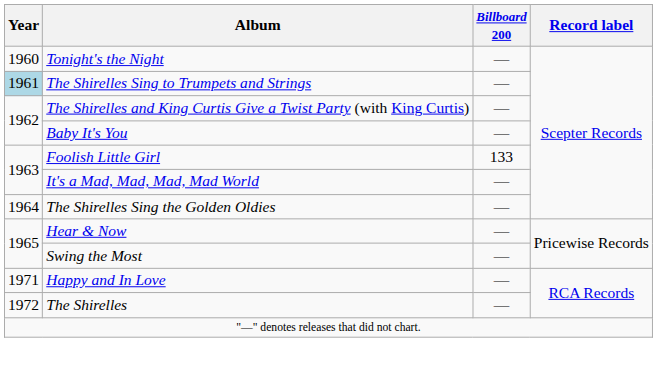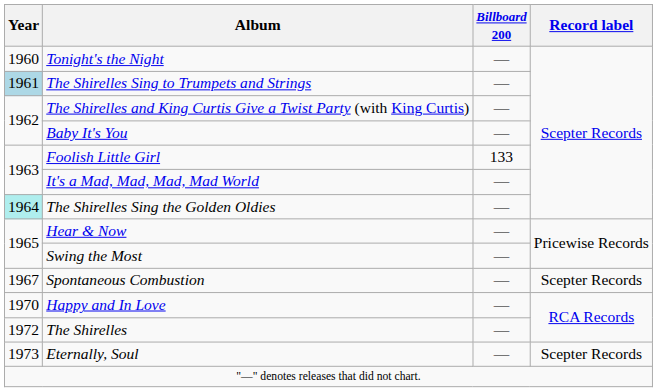(24, 206) no background -> (24, 206) paleturquoise background
+ row: (125, 280)
(24, 280) 1971 -> (24, 305) 1970
+ row: (92, 354)
